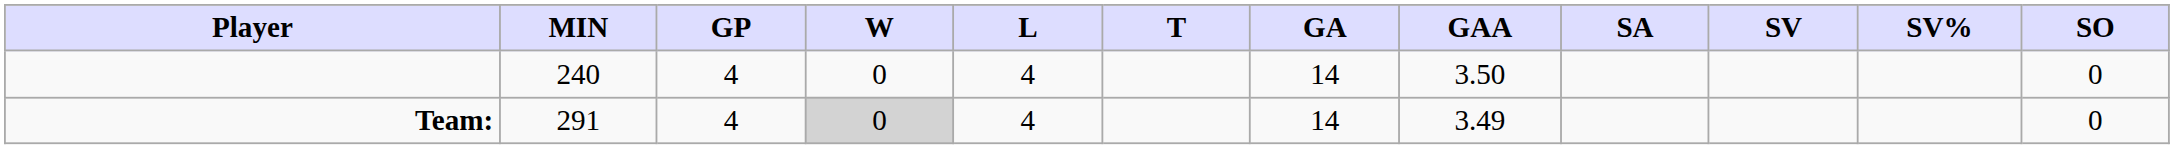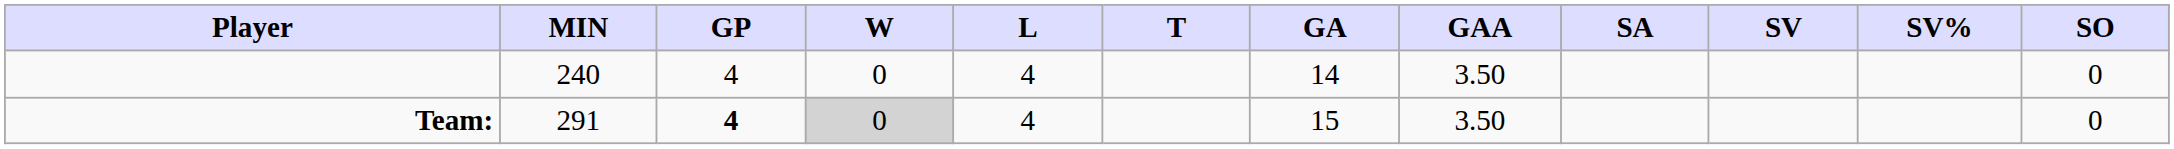(731, 119) normal -> (731, 119) bold
(1325, 119) 14 -> (1325, 119) 15
(1480, 119) 3.49 -> (1480, 119) 3.50
